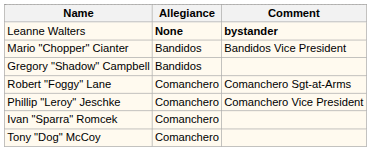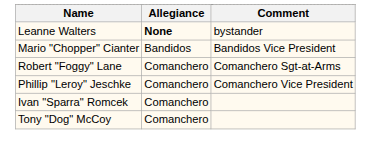(251, 31) bold -> (238, 31) normal
- row: (79, 66)
